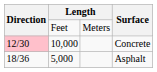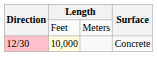(64, 43) no background -> (64, 43) lightyellow background
- row: (130, 59)
